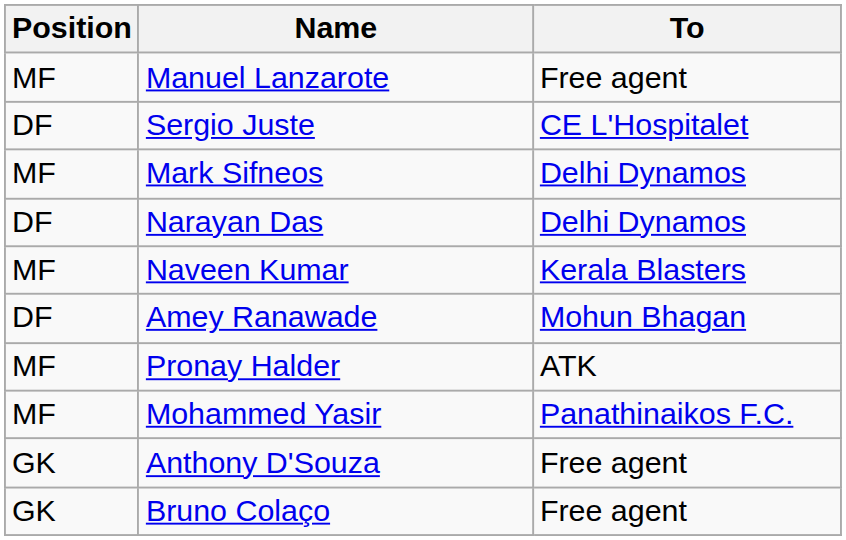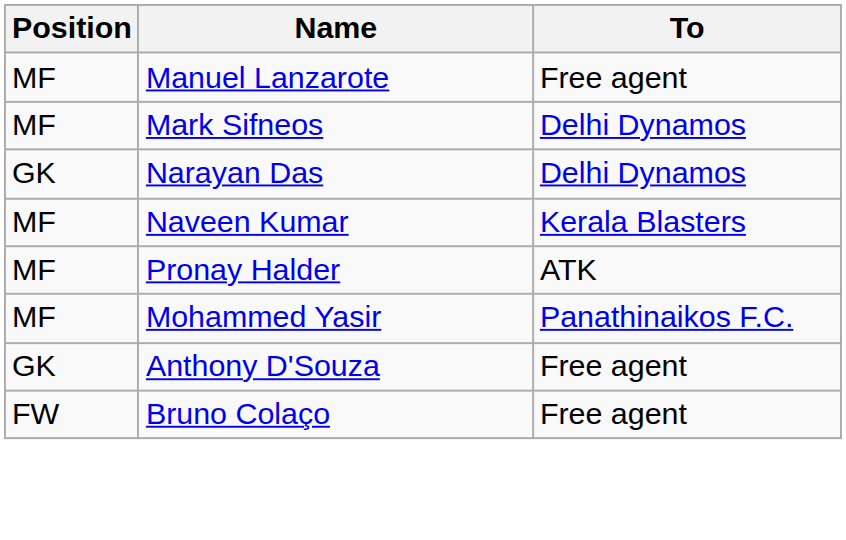- row: (230, 125)
(32, 221) DF -> (34, 173) GK
- row: (262, 317)
(34, 510) GK -> (36, 414) FW
